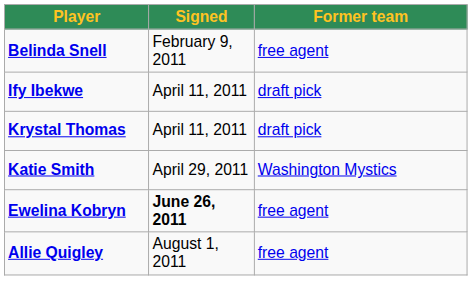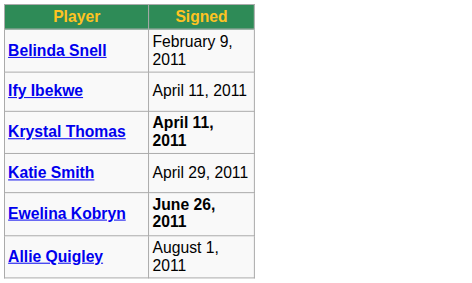- column: (361, 16)
(200, 130) normal -> (183, 132) bold
